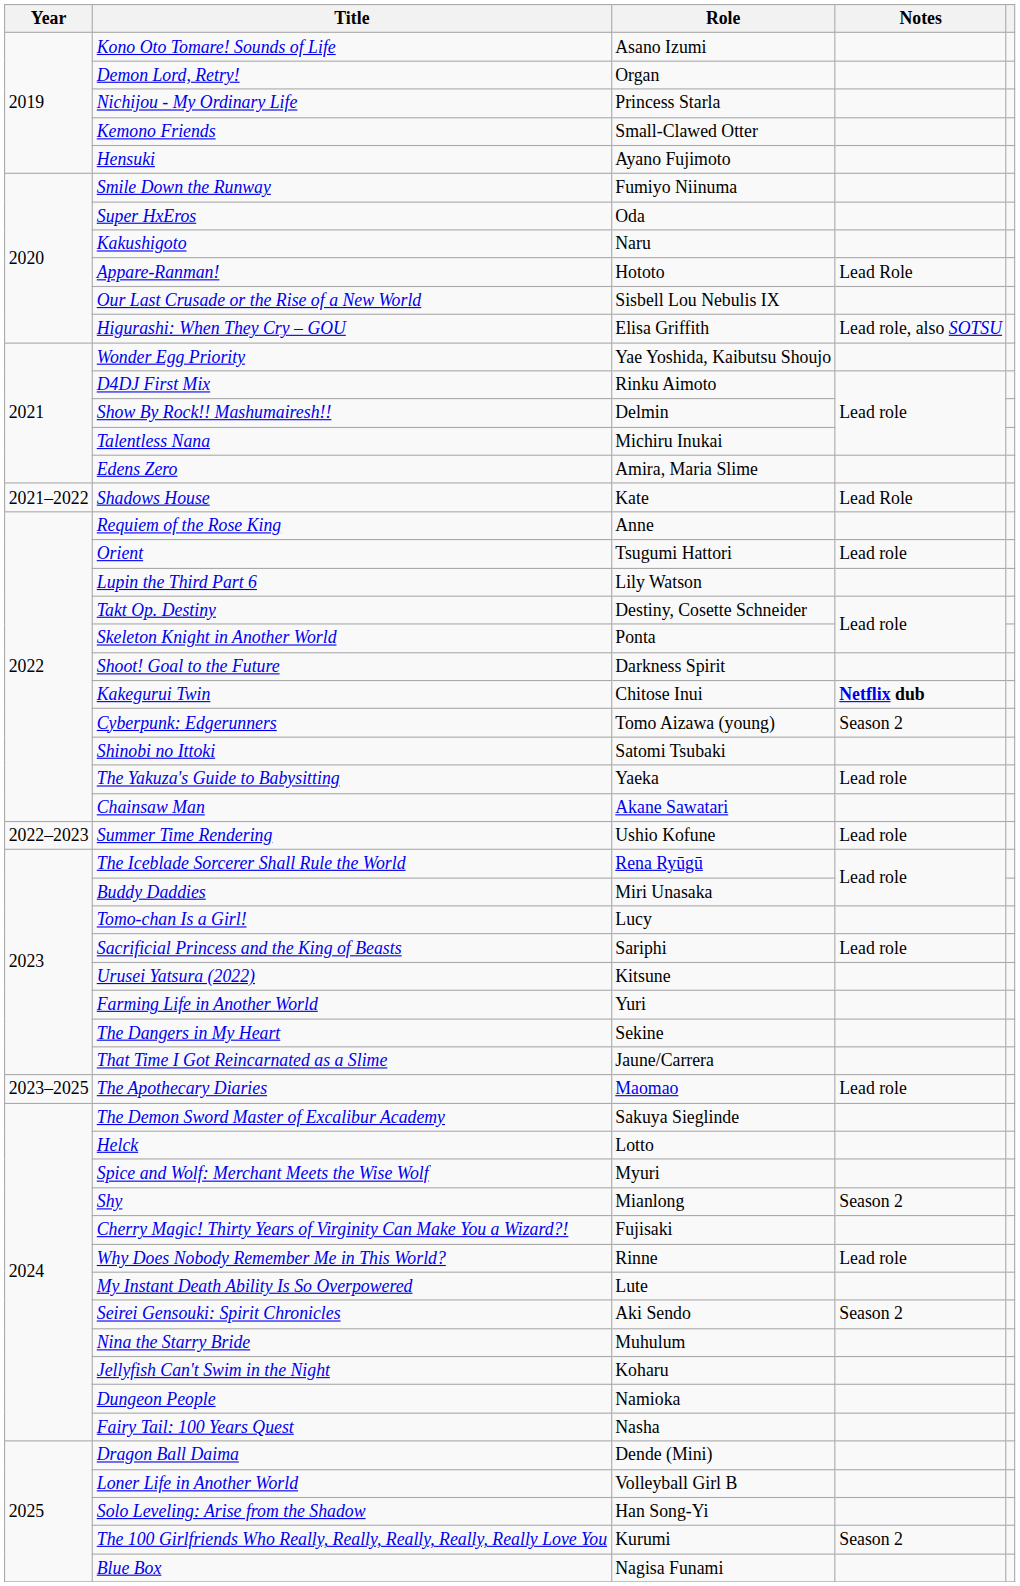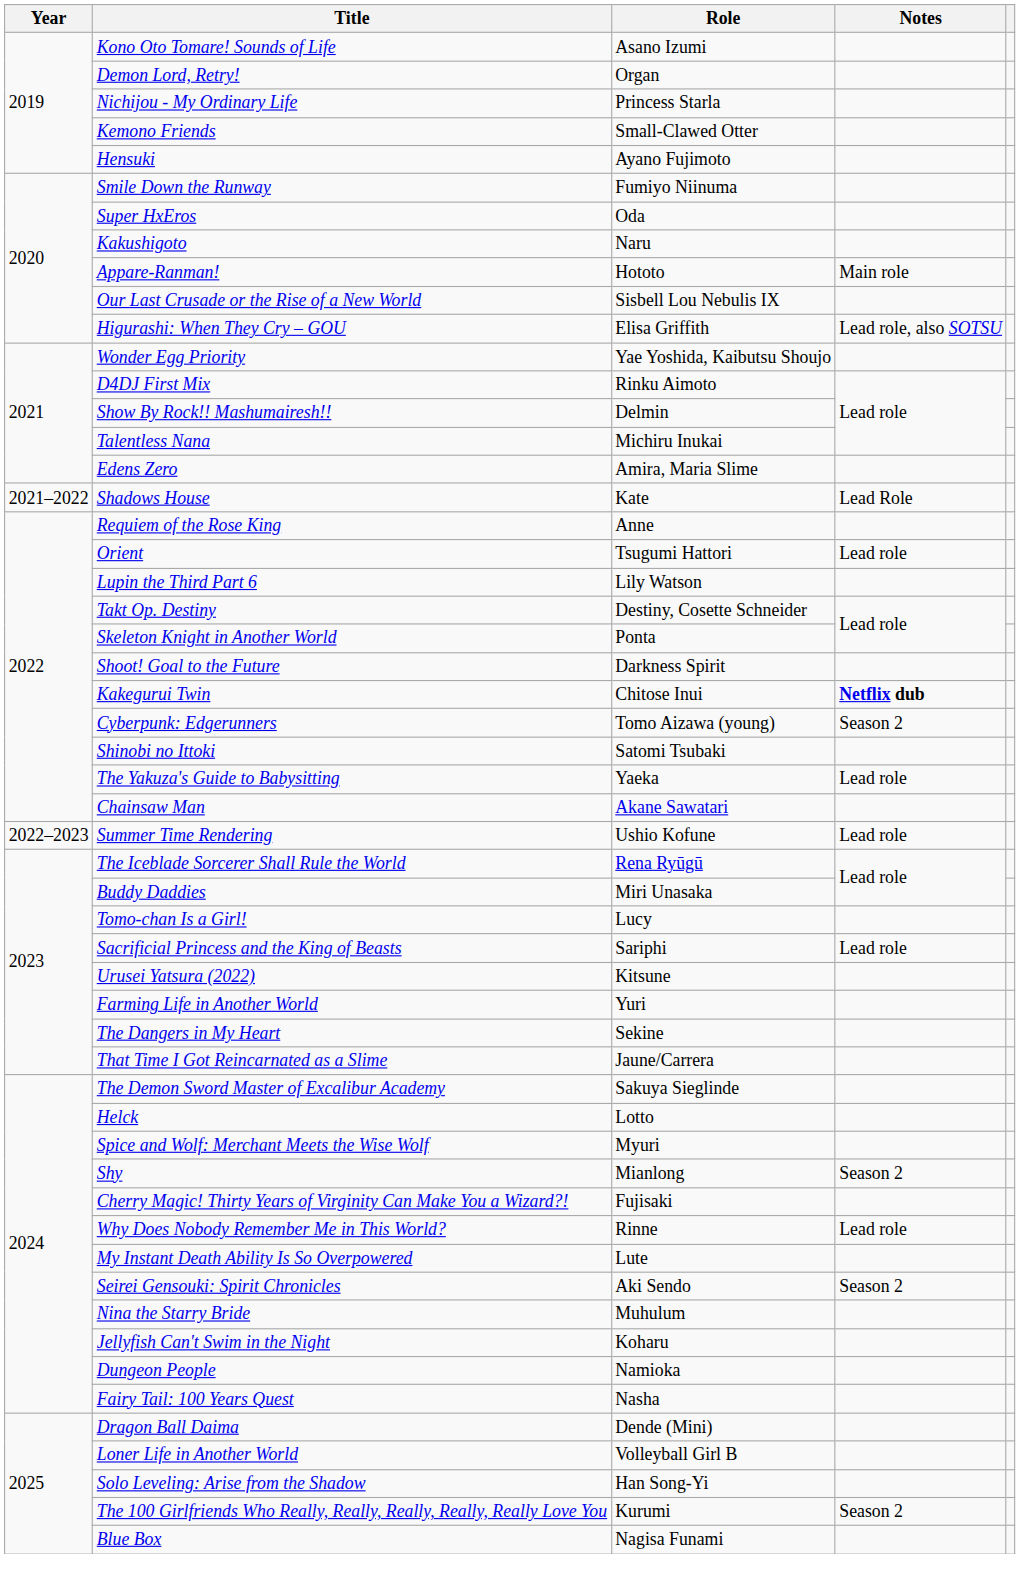(876, 272) Lead Role -> (874, 272) Main role
- row: (182, 1088)
